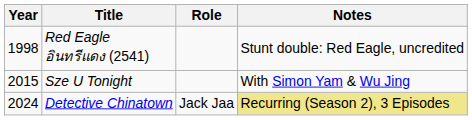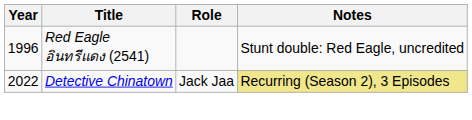(23, 48) 1998 -> (23, 48) 1996
- row: (88, 81)
(23, 103) 2024 -> (23, 81) 2022
